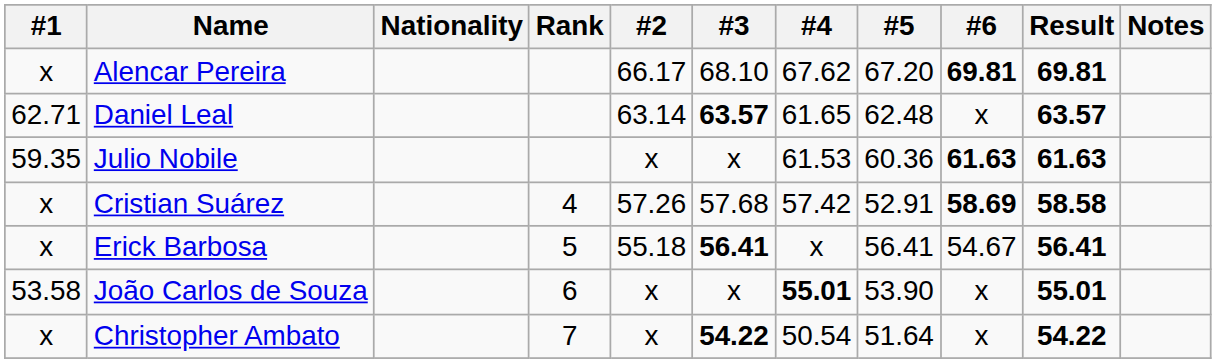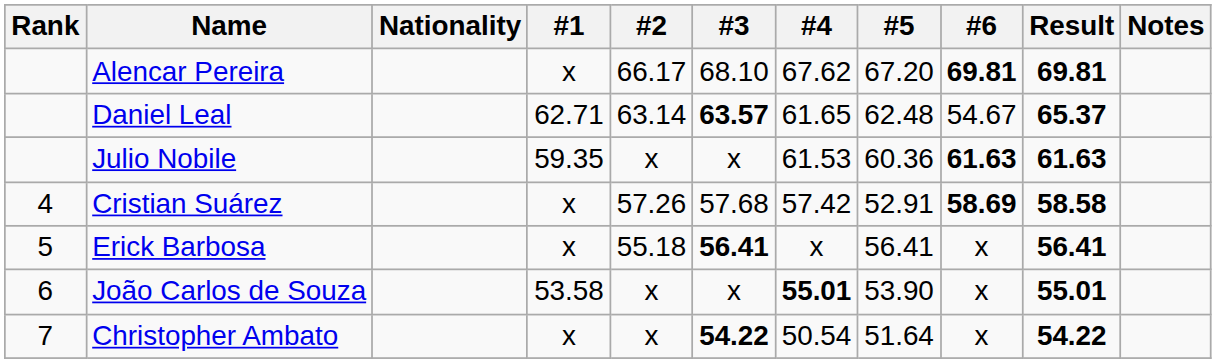columns swapped: (570, 26) <-> (46, 26)
(982, 114) x -> (982, 114) 54.67
(1072, 114) 63.57 -> (1072, 114) 65.37
(982, 247) 54.67 -> (982, 247) x
